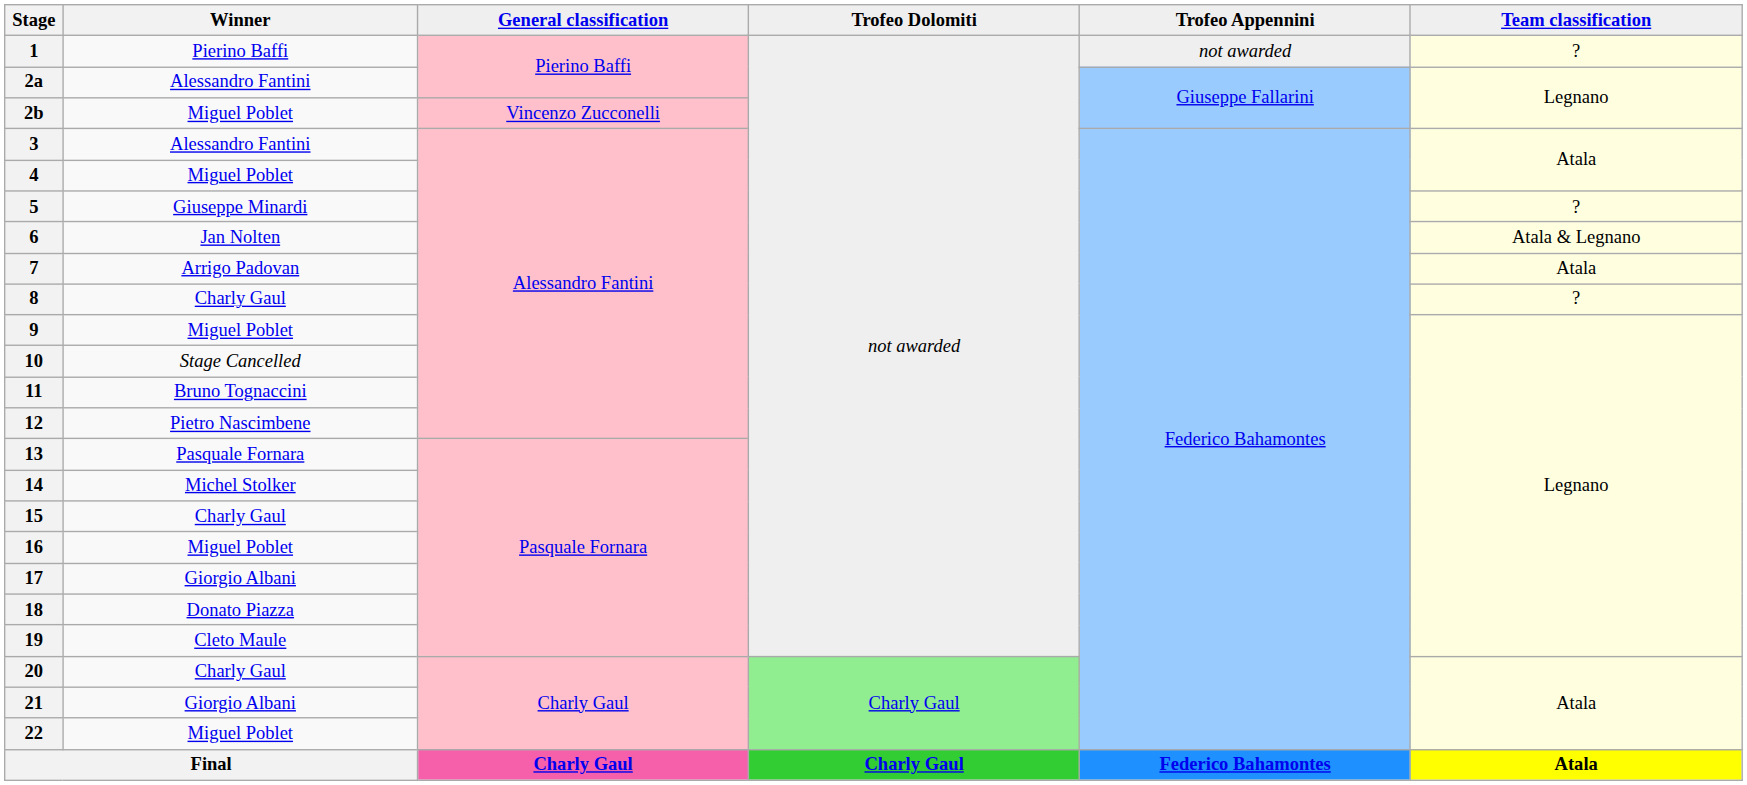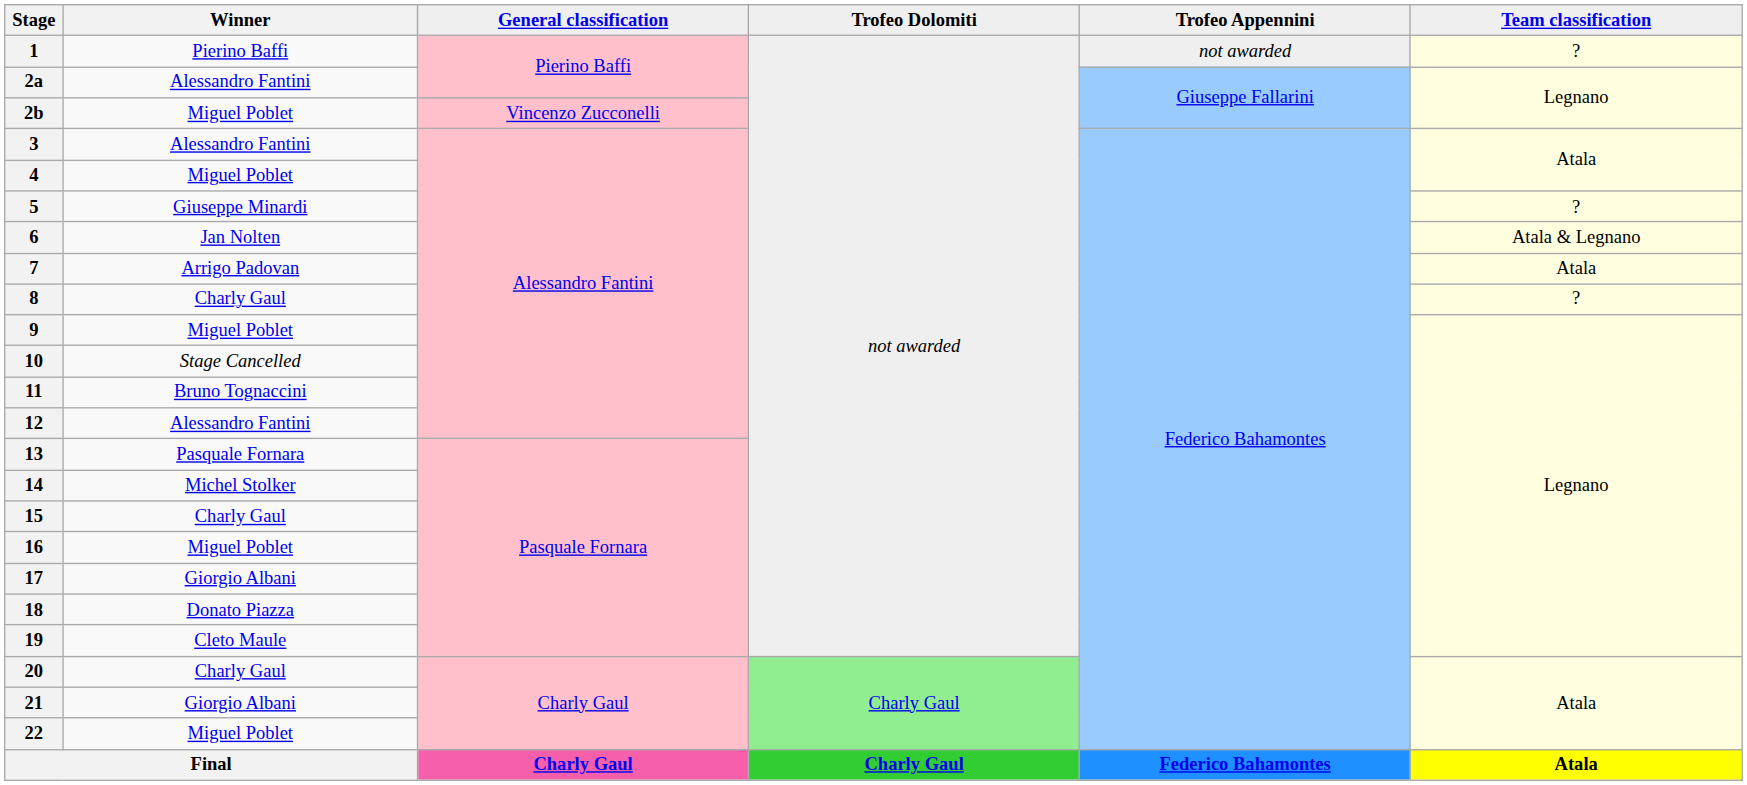(240, 423) Pietro Nascimbene -> (240, 423) Alessandro Fantini
